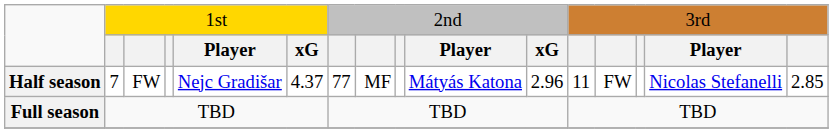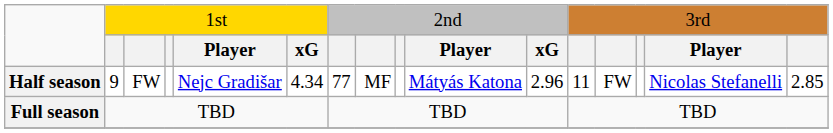(114, 80) 7 -> (114, 80) 9
(307, 80) 4.37 -> (307, 80) 4.34
